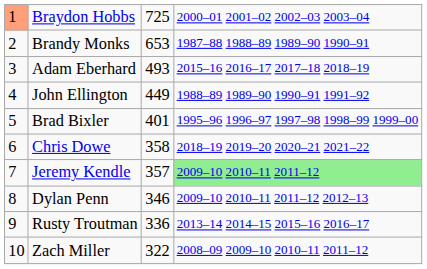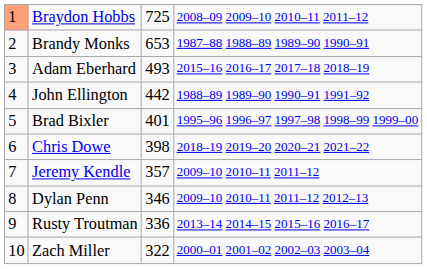(273, 17) 2000–01 2001–02 2002–03 2003–04 -> (272, 17) 2008–09 2009–10 2010–11 2011–12
(158, 95) 449 -> (158, 95) 442
(158, 146) 358 -> (158, 146) 398
(248, 172) lightgreen background -> (248, 172) no background
(272, 250) 2008–09 2009–10 2010–11 2011–12 -> (273, 250) 2000–01 2001–02 2002–03 2003–04
